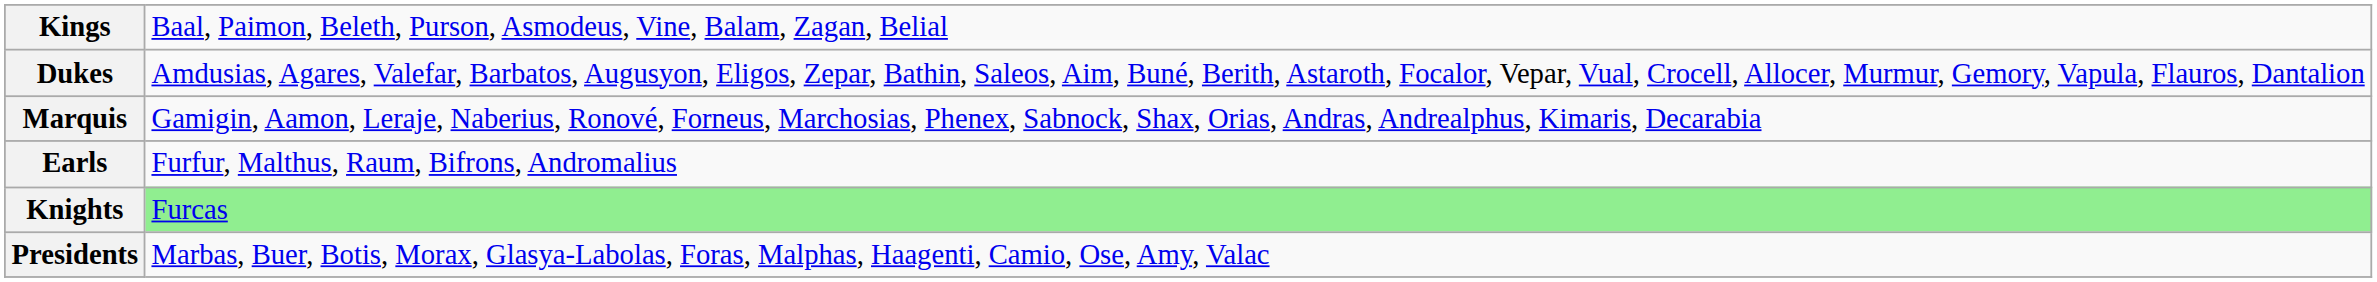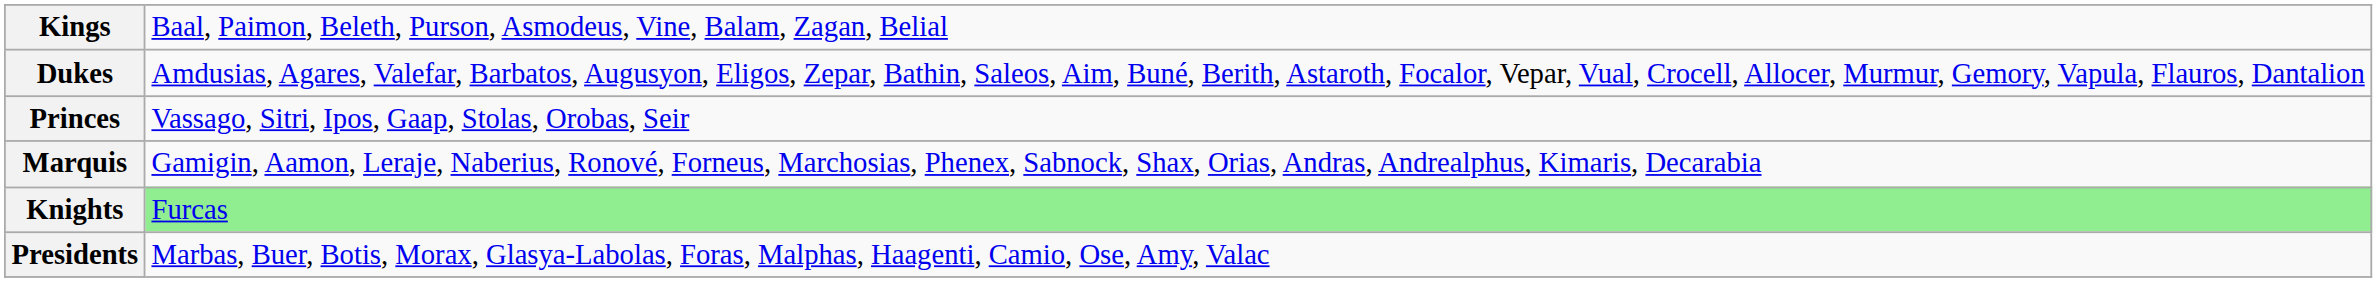+ row: (75, 118)
- row: (75, 163)
